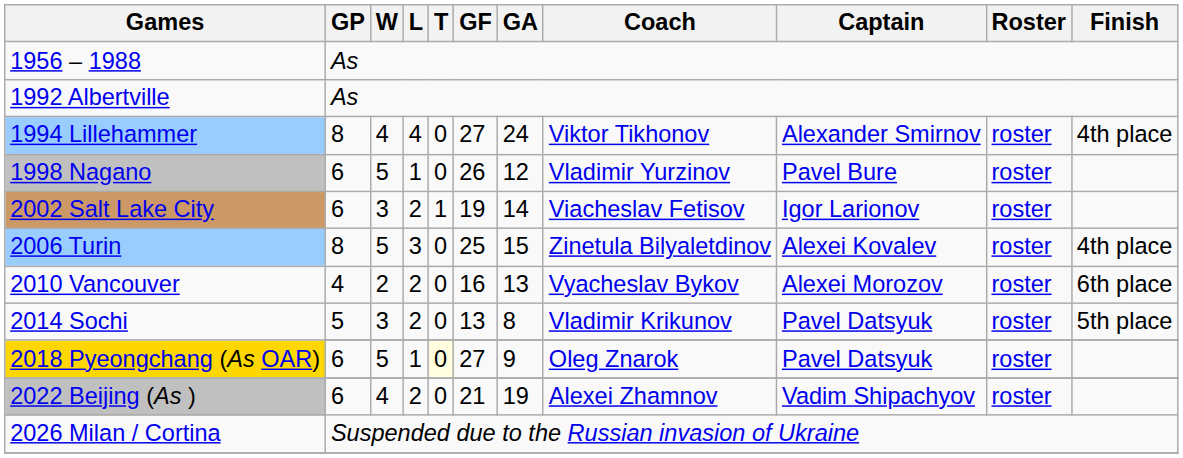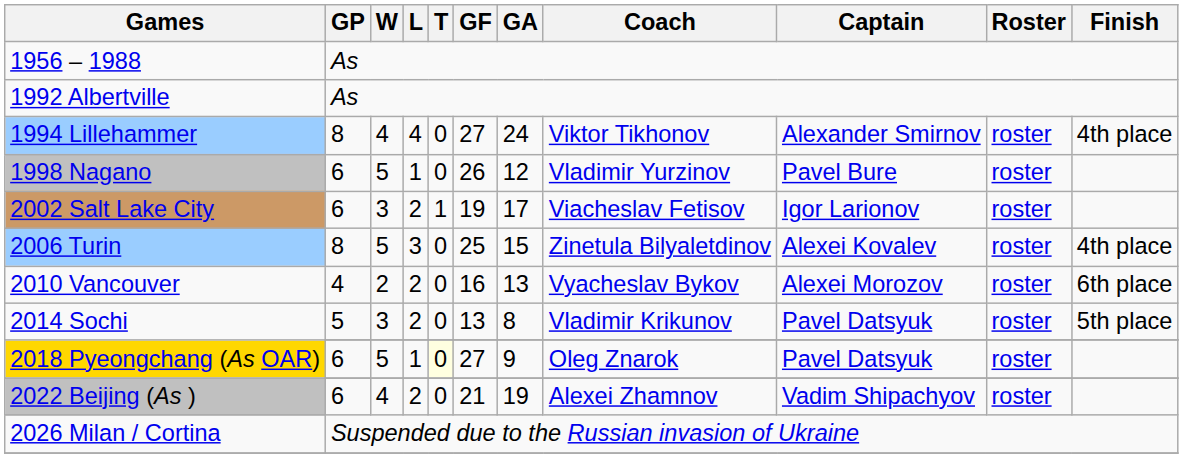(516, 209) 14 -> (516, 209) 17
